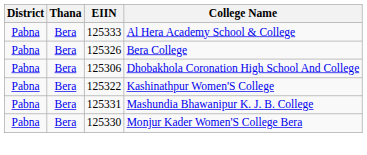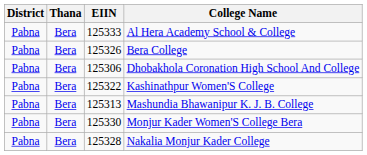(104, 104) 125331 -> (104, 104) 125313
+ row: (198, 141)
